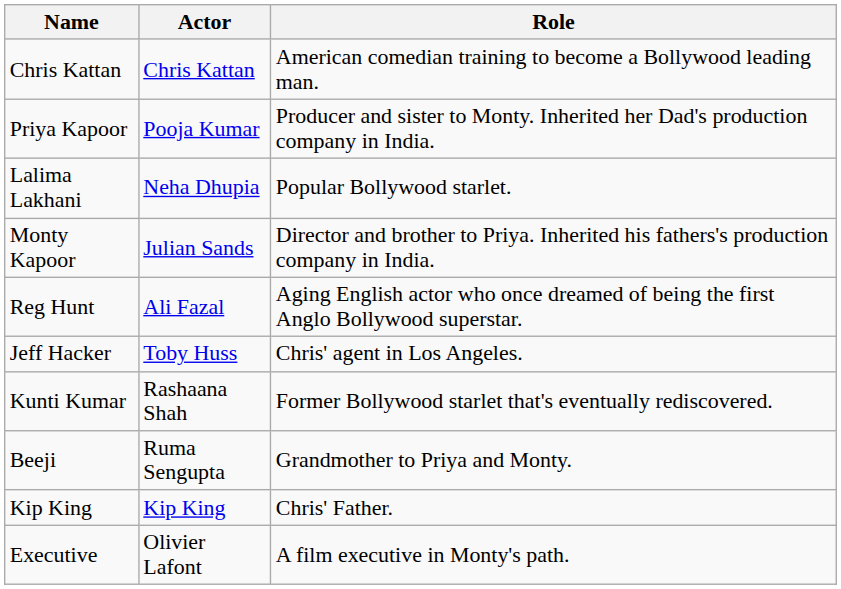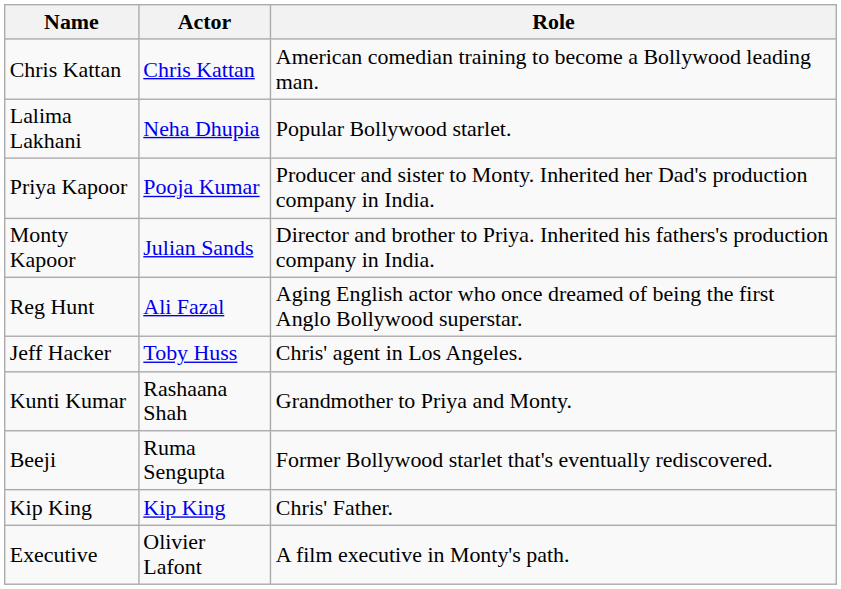rows swapped: (68, 128) <-> (46, 187)
(524, 400) Former Bollywood starlet that's eventually rediscovered. -> (424, 400) Grandmother to Priya and Monty.
(424, 460) Grandmother to Priya and Monty. -> (524, 460) Former Bollywood starlet that's eventually rediscovered.
